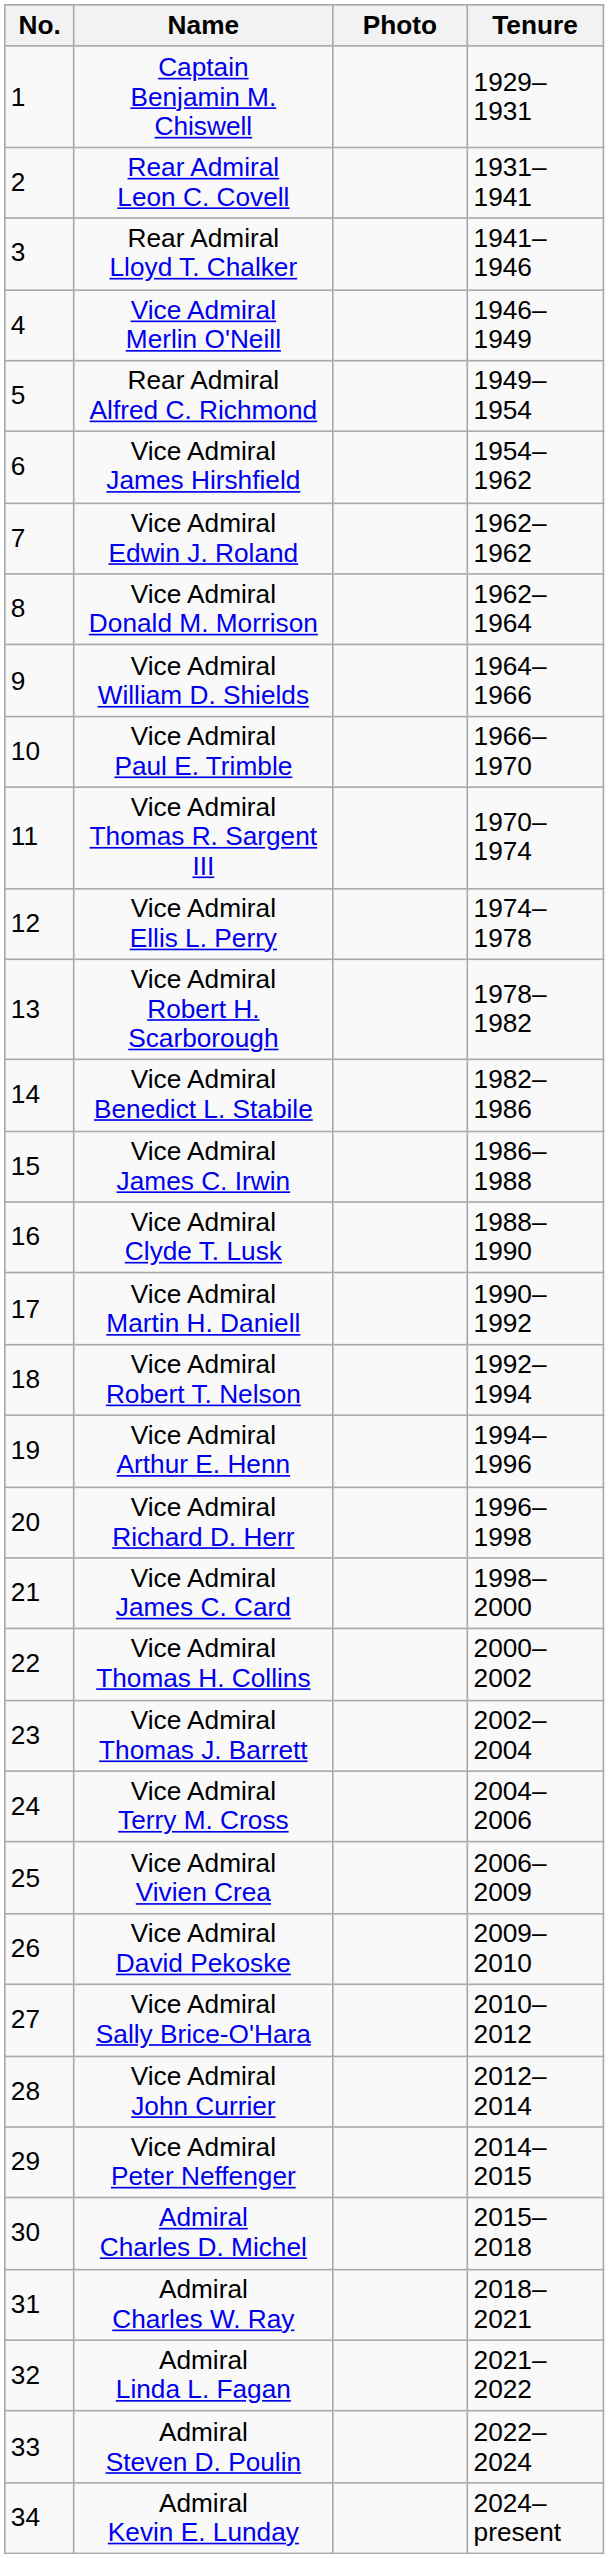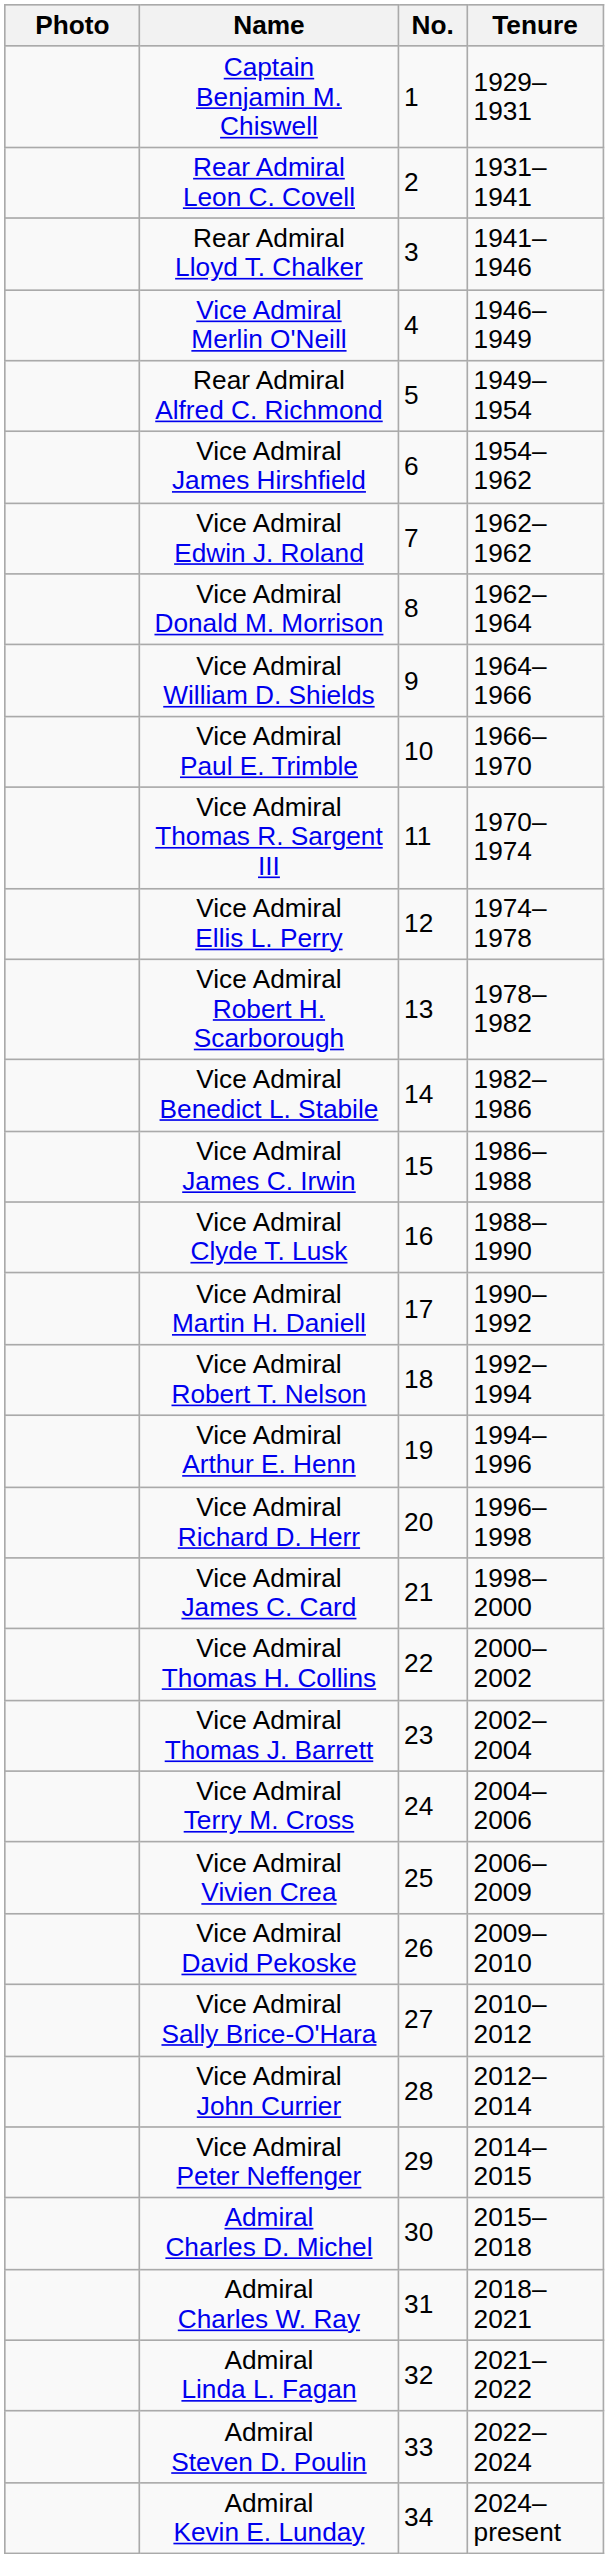columns swapped: (40, 25) <-> (400, 25)
